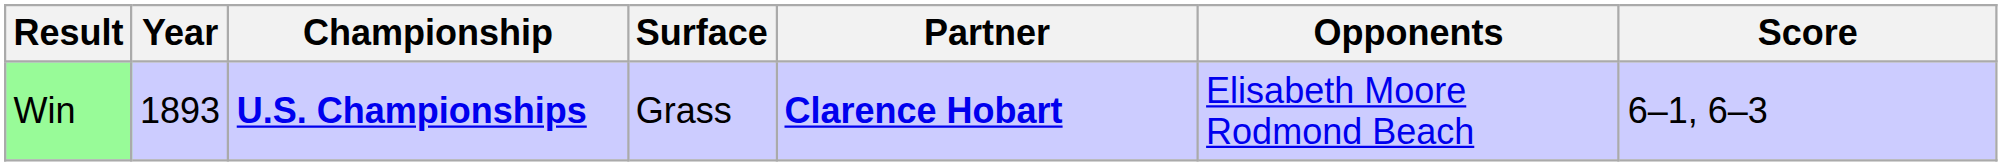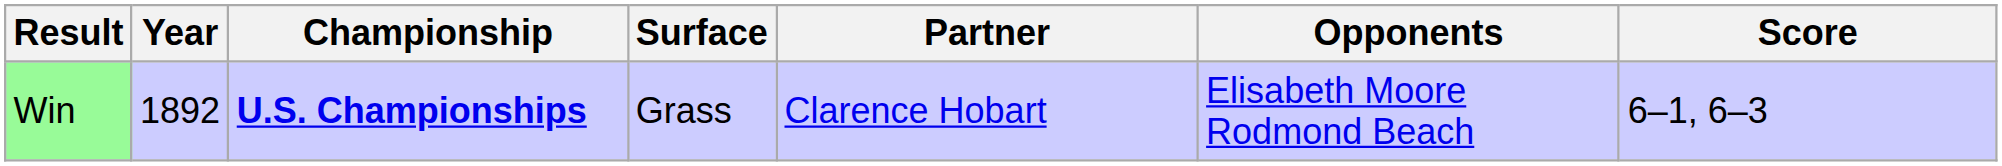(180, 110) 1893 -> (180, 110) 1892
(924, 110) bold -> (916, 110) normal
